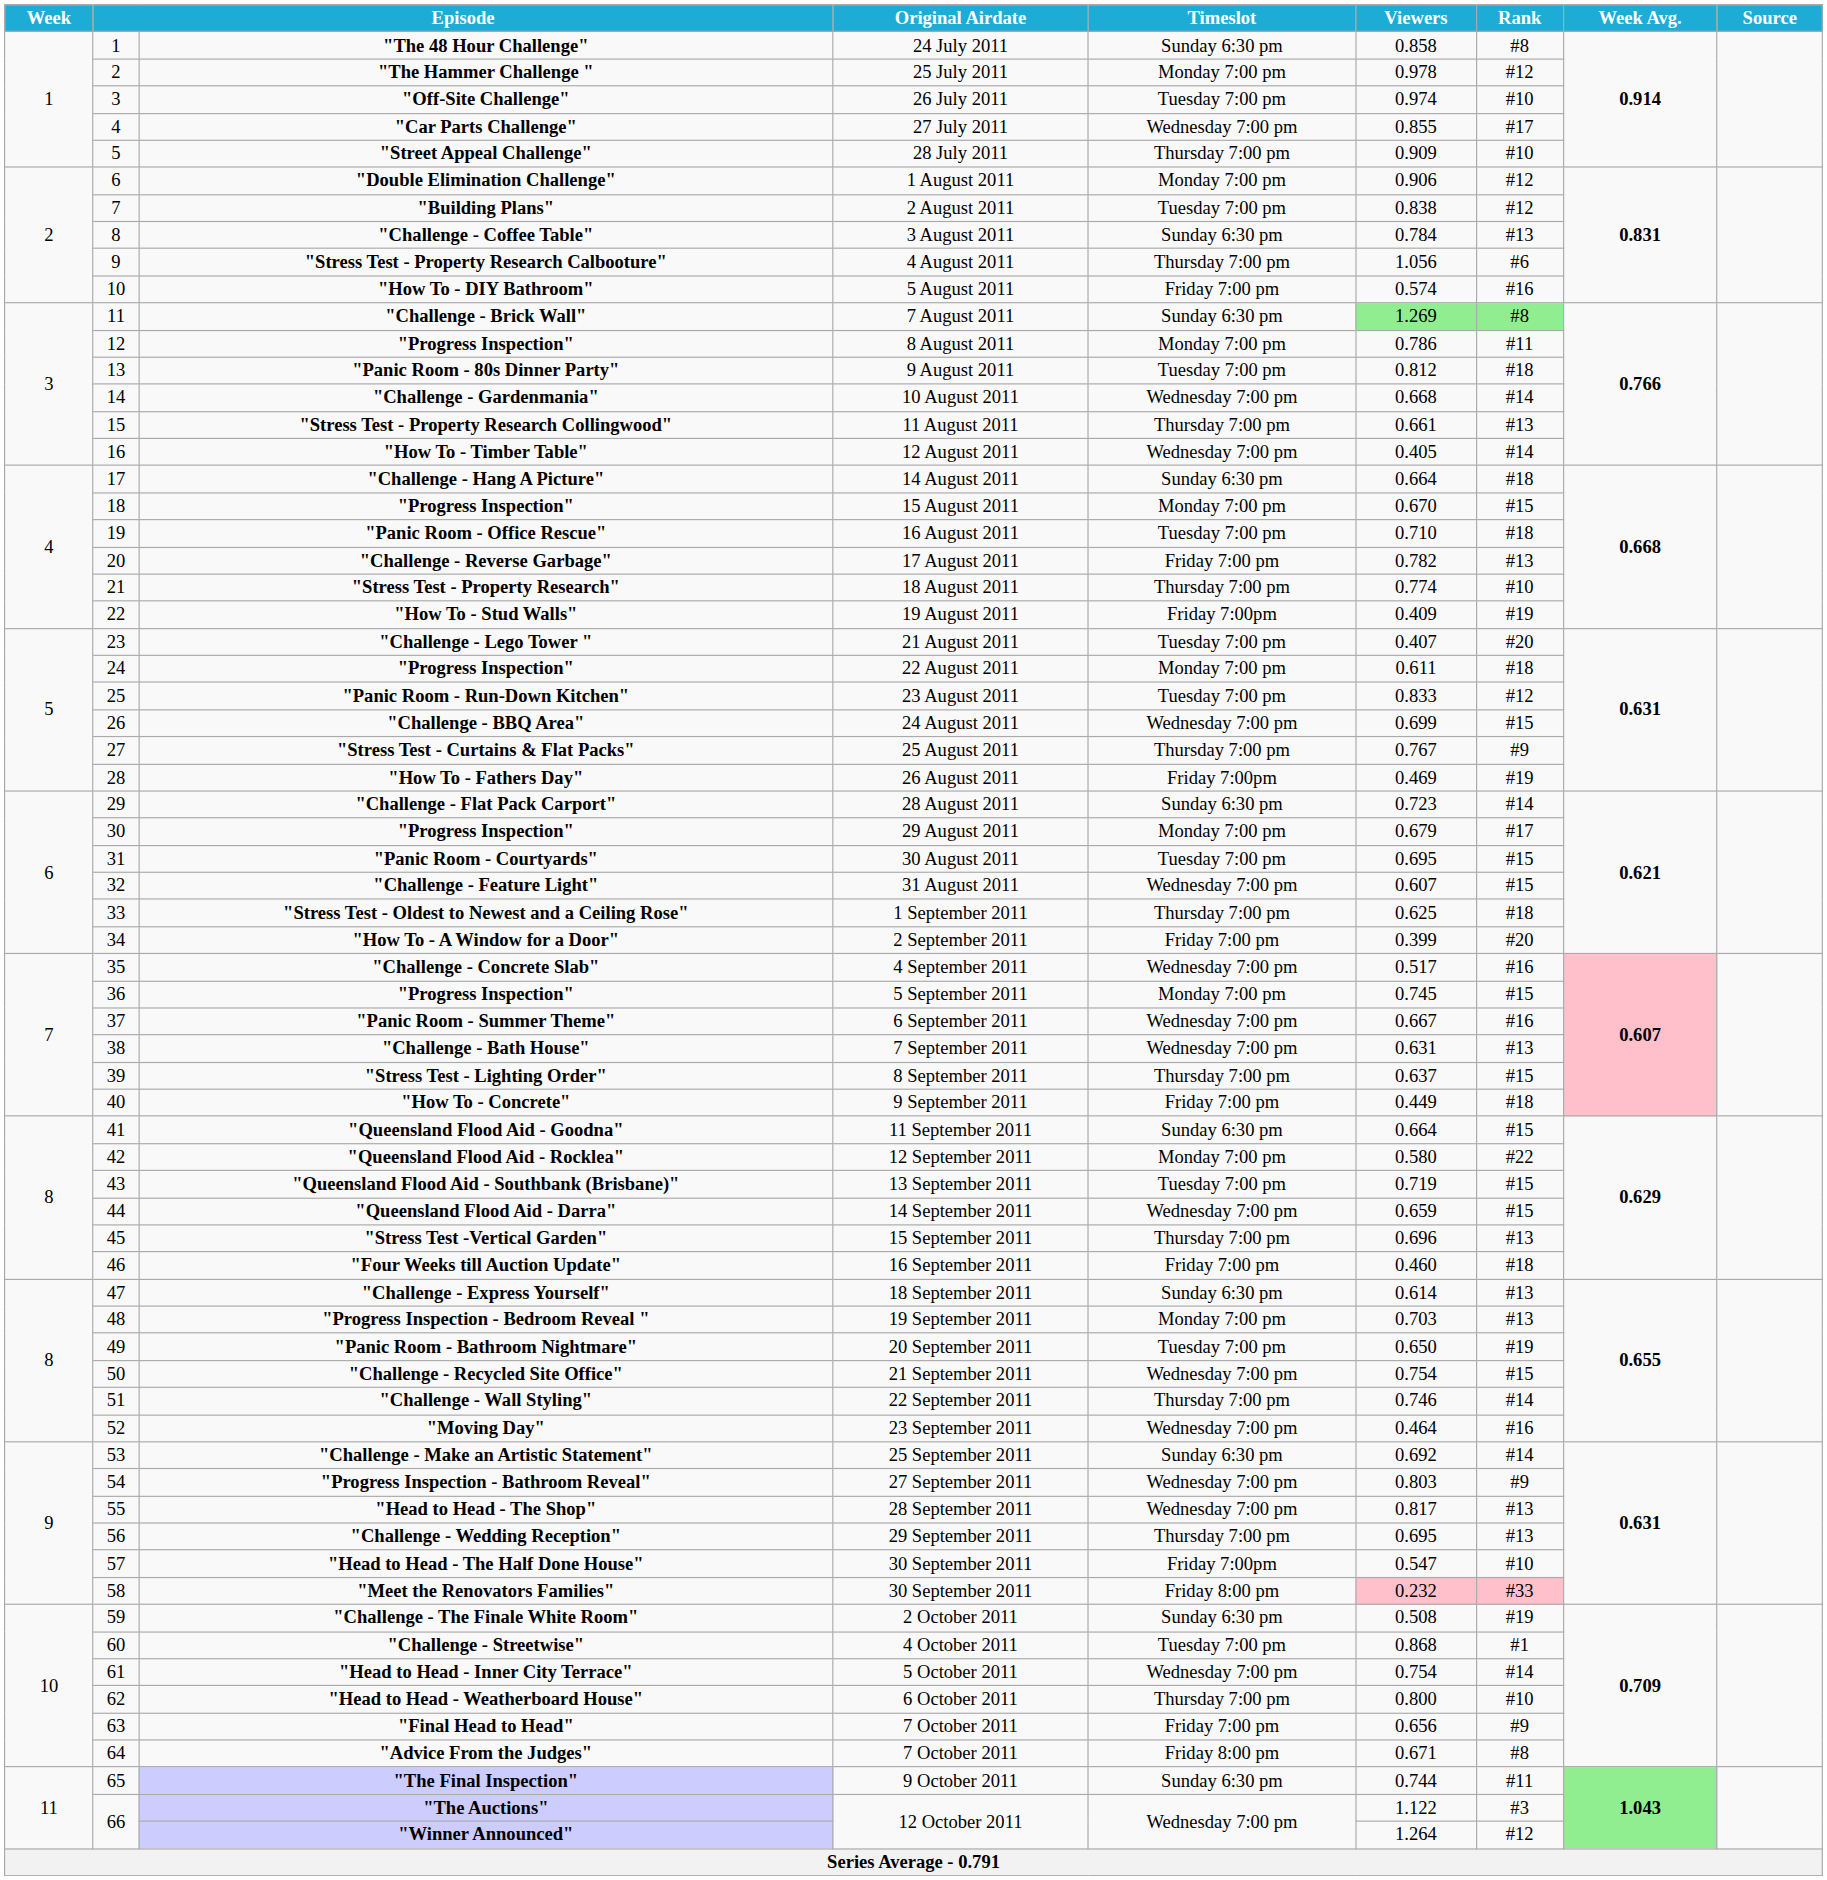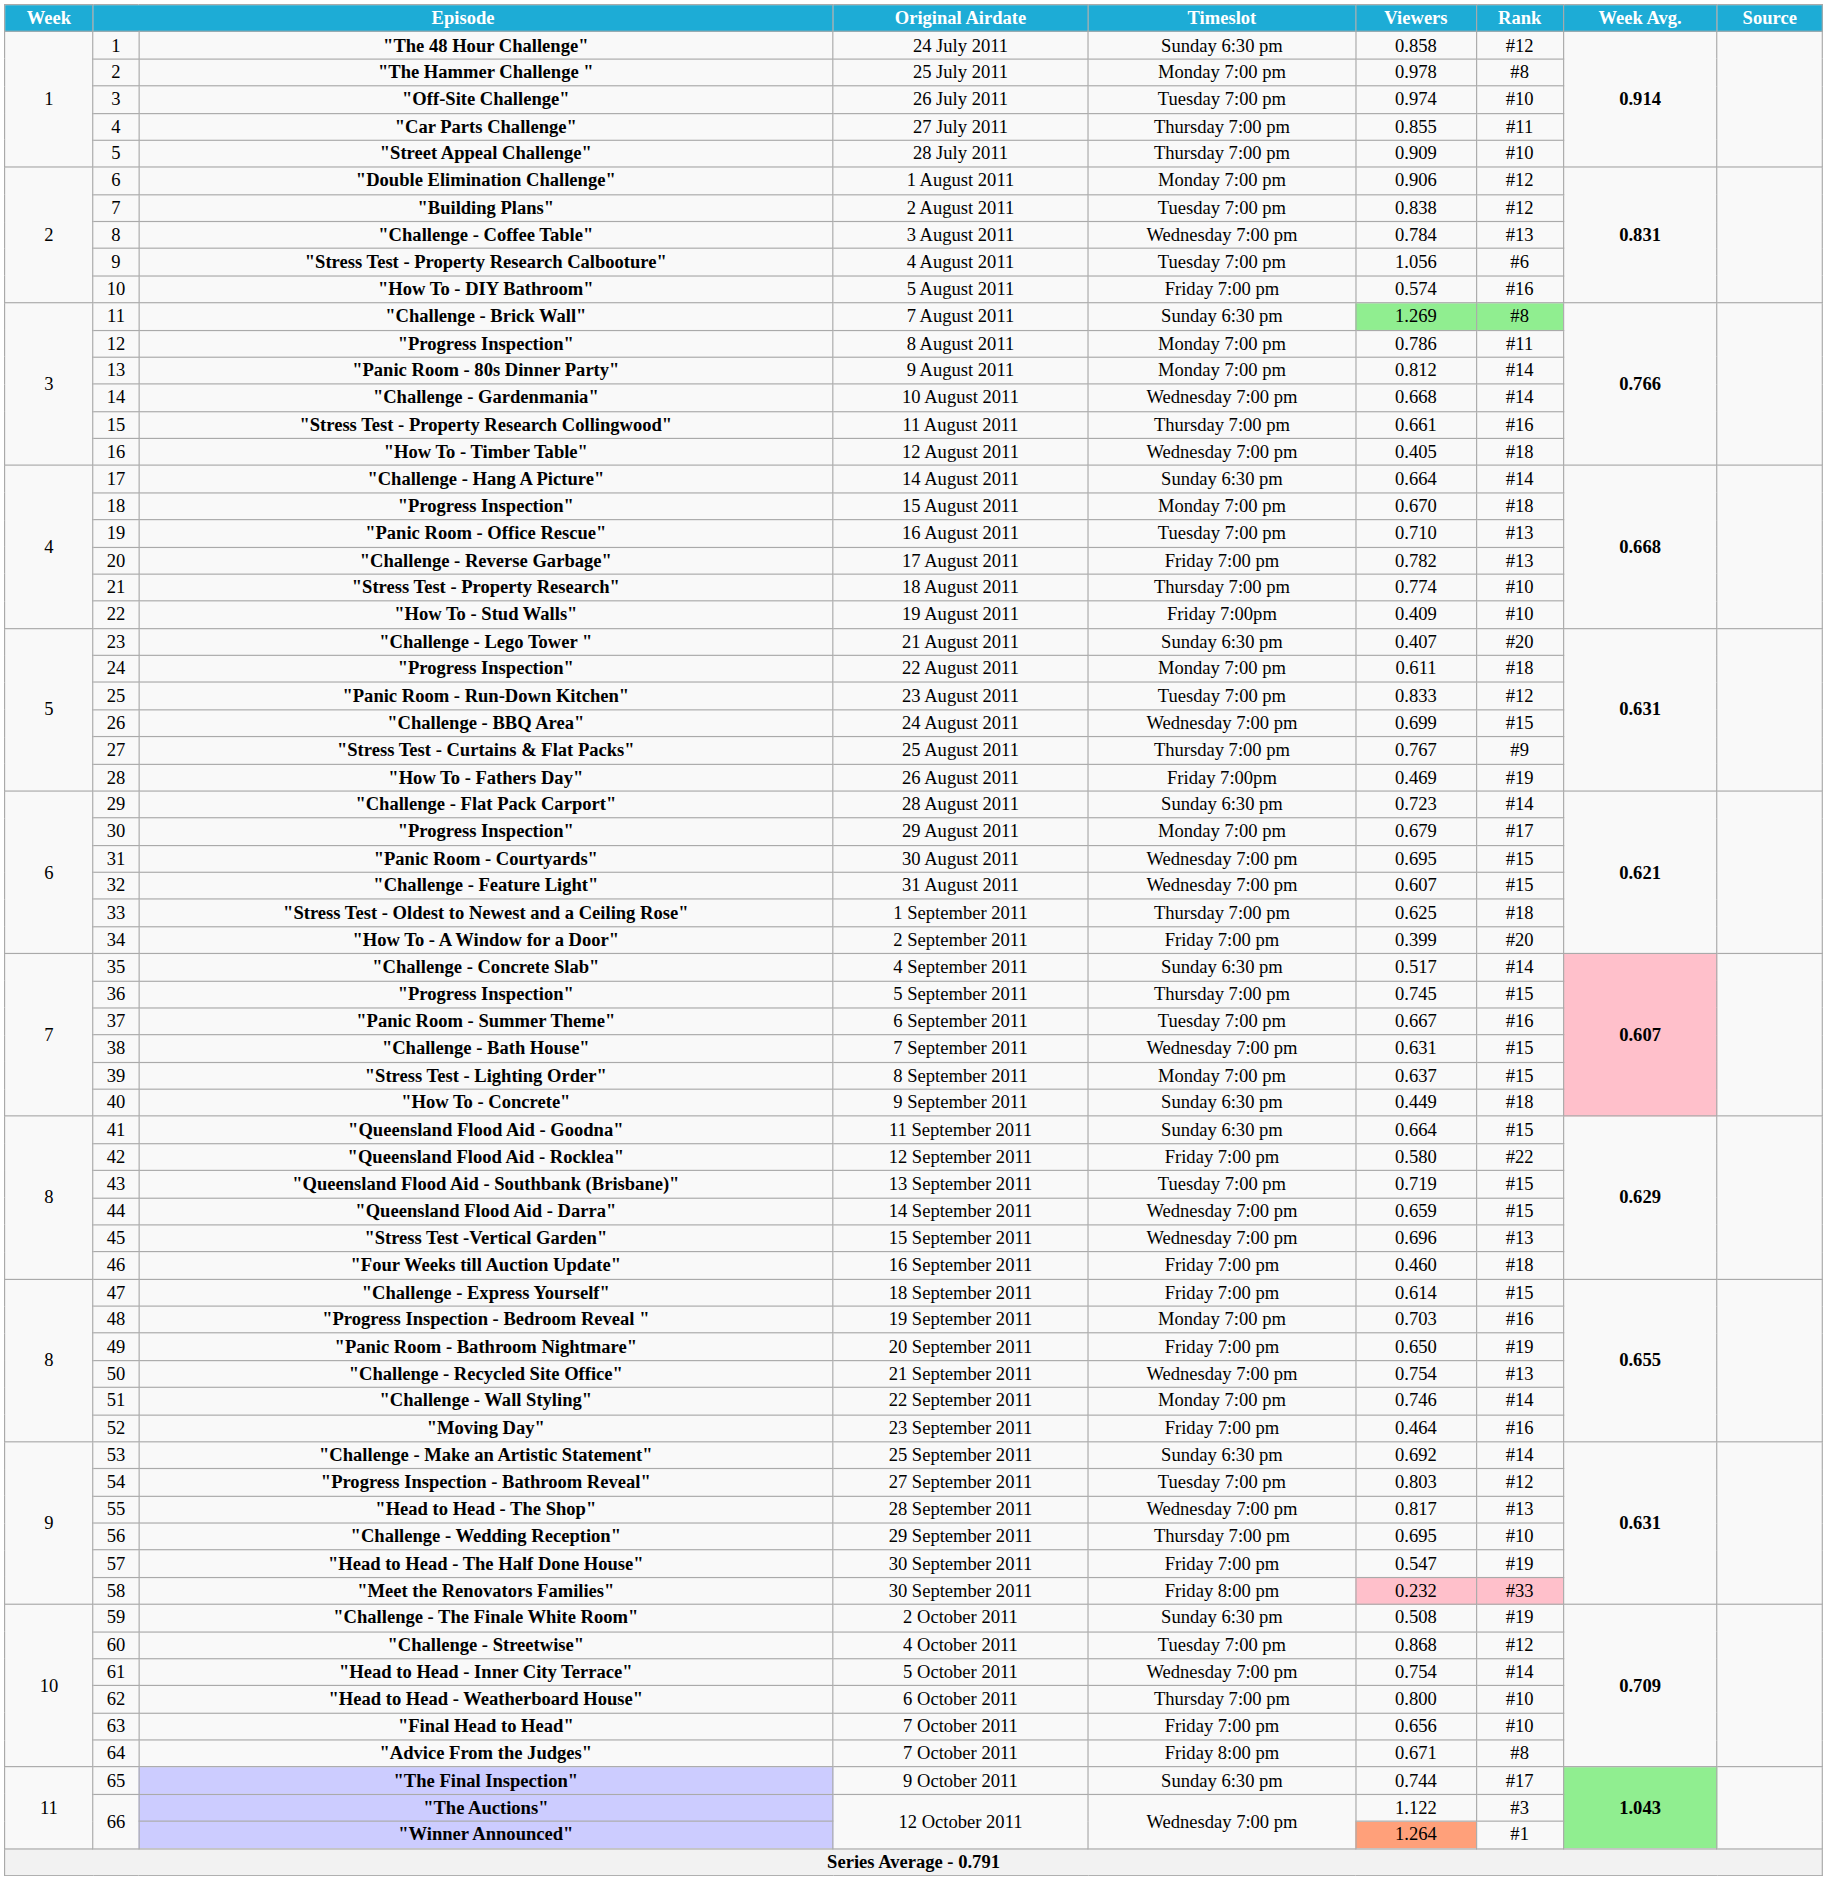(1520, 45) #8 -> (1520, 45) #12
(1520, 72) #12 -> (1520, 72) #8
(1222, 126) Wednesday 7:00 pm -> (1222, 126) Thursday 7:00 pm
(1520, 126) #17 -> (1520, 126) #11
(1222, 234) Sunday 6:30 pm -> (1222, 234) Wednesday 7:00 pm
(1222, 262) Thursday 7:00 pm -> (1222, 262) Tuesday 7:00 pm
(1222, 370) Tuesday 7:00 pm -> (1222, 370) Monday 7:00 pm
(1520, 370) #18 -> (1520, 370) #14
(1520, 424) #13 -> (1520, 424) #16
(1520, 451) #14 -> (1520, 451) #18
(1520, 479) #18 -> (1520, 479) #14
(1520, 506) #15 -> (1520, 506) #18
(1520, 533) #18 -> (1520, 533) #13
(1520, 614) #19 -> (1520, 614) #10
(1222, 641) Tuesday 7:00 pm -> (1222, 641) Sunday 6:30 pm
(1222, 858) Tuesday 7:00 pm -> (1222, 858) Wednesday 7:00 pm
(1222, 967) Wednesday 7:00 pm -> (1222, 967) Sunday 6:30 pm
(1520, 967) #16 -> (1520, 967) #14
(1222, 994) Monday 7:00 pm -> (1222, 994) Thursday 7:00 pm
(1222, 1021) Wednesday 7:00 pm -> (1222, 1021) Tuesday 7:00 pm
(1520, 1048) #13 -> (1520, 1048) #15
(1222, 1075) Thursday 7:00 pm -> (1222, 1075) Monday 7:00 pm
(1222, 1102) Friday 7:00 pm -> (1222, 1102) Sunday 6:30 pm
(1222, 1156) Monday 7:00 pm -> (1222, 1156) Friday 7:00 pm
(1222, 1238) Thursday 7:00 pm -> (1222, 1238) Wednesday 7:00 pm
(1222, 1292) Sunday 6:30 pm -> (1222, 1292) Friday 7:00 pm
(1520, 1292) #13 -> (1520, 1292) #15
(1520, 1319) #13 -> (1520, 1319) #16
(1222, 1346) Tuesday 7:00 pm -> (1222, 1346) Friday 7:00 pm
(1520, 1373) #15 -> (1520, 1373) #13
(1222, 1400) Thursday 7:00 pm -> (1222, 1400) Monday 7:00 pm
(1222, 1428) Wednesday 7:00 pm -> (1222, 1428) Friday 7:00 pm
(1222, 1482) Wednesday 7:00 pm -> (1222, 1482) Tuesday 7:00 pm
(1520, 1482) #9 -> (1520, 1482) #12
(1520, 1536) #13 -> (1520, 1536) #10
(1222, 1563) Friday 7:00pm -> (1222, 1563) Friday 7:00 pm
(1520, 1563) #10 -> (1520, 1563) #19
(1520, 1644) #1 -> (1520, 1644) #12
(1520, 1726) #9 -> (1520, 1726) #10
(1520, 1780) #11 -> (1520, 1780) #17
(1416, 1834) no background -> (1416, 1834) lightsalmon background
(1520, 1834) #12 -> (1520, 1834) #1
